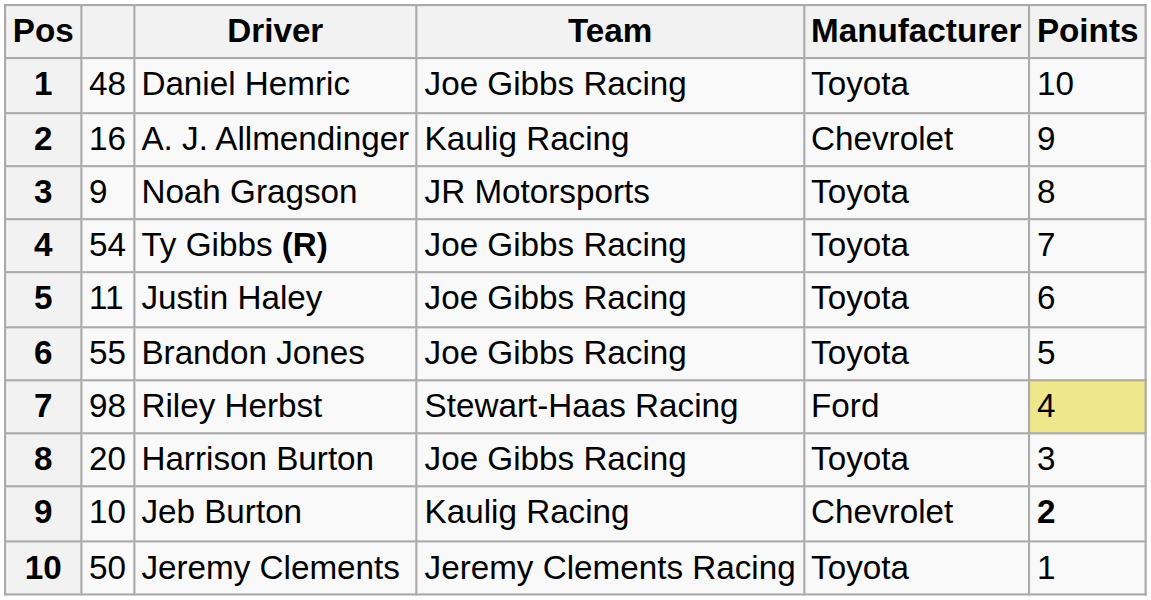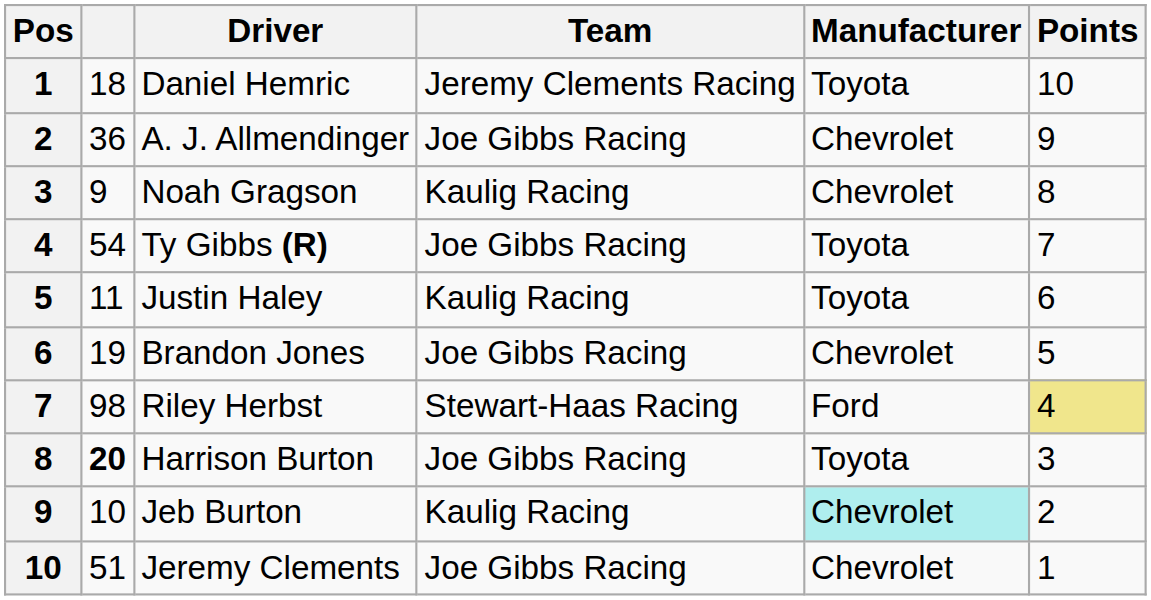(108, 84) 48 -> (108, 84) 18
(556, 84) Joe Gibbs Racing -> (610, 84) Jeremy Clements Racing
(108, 137) 16 -> (108, 137) 36
(527, 137) Kaulig Racing -> (556, 137) Joe Gibbs Racing
(537, 191) JR Motorsports -> (527, 191) Kaulig Racing
(860, 191) Toyota -> (882, 191) Chevrolet
(556, 298) Joe Gibbs Racing -> (527, 298) Kaulig Racing
(108, 352) 55 -> (108, 352) 19
(860, 352) Toyota -> (882, 352) Chevrolet
(108, 459) normal -> (108, 459) bold
(882, 512) no background -> (882, 512) paleturquoise background
(1046, 512) bold -> (1046, 512) normal
(108, 566) 50 -> (108, 566) 51
(610, 566) Jeremy Clements Racing -> (556, 566) Joe Gibbs Racing
(860, 566) Toyota -> (882, 566) Chevrolet
